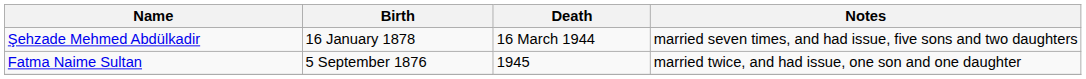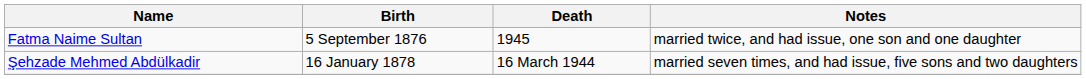rows swapped: (75, 62) <-> (104, 39)
